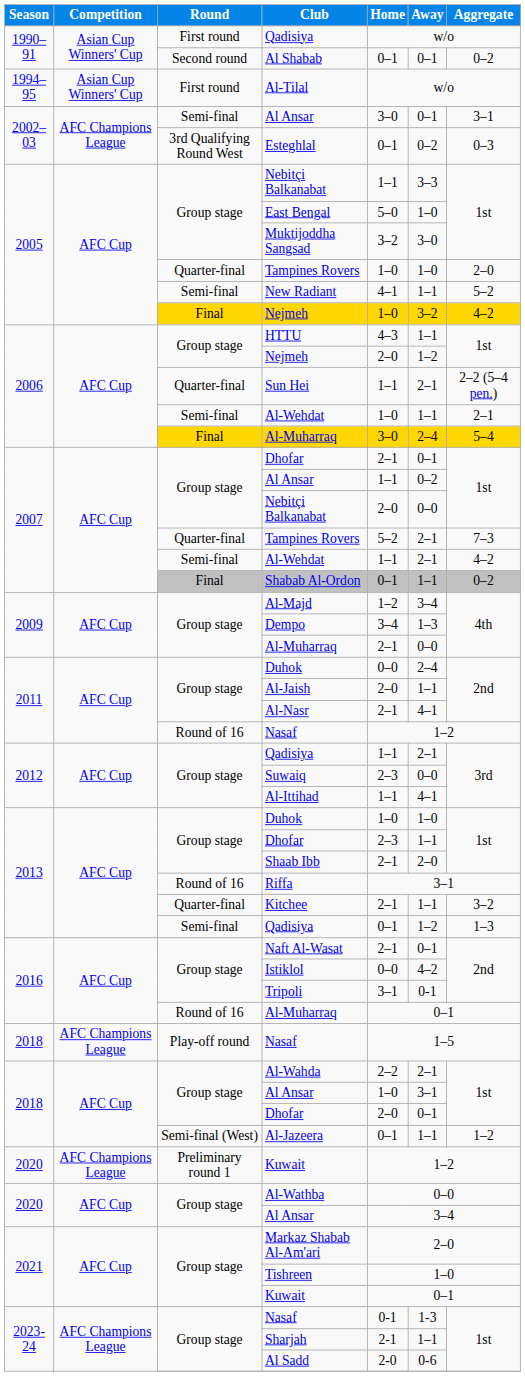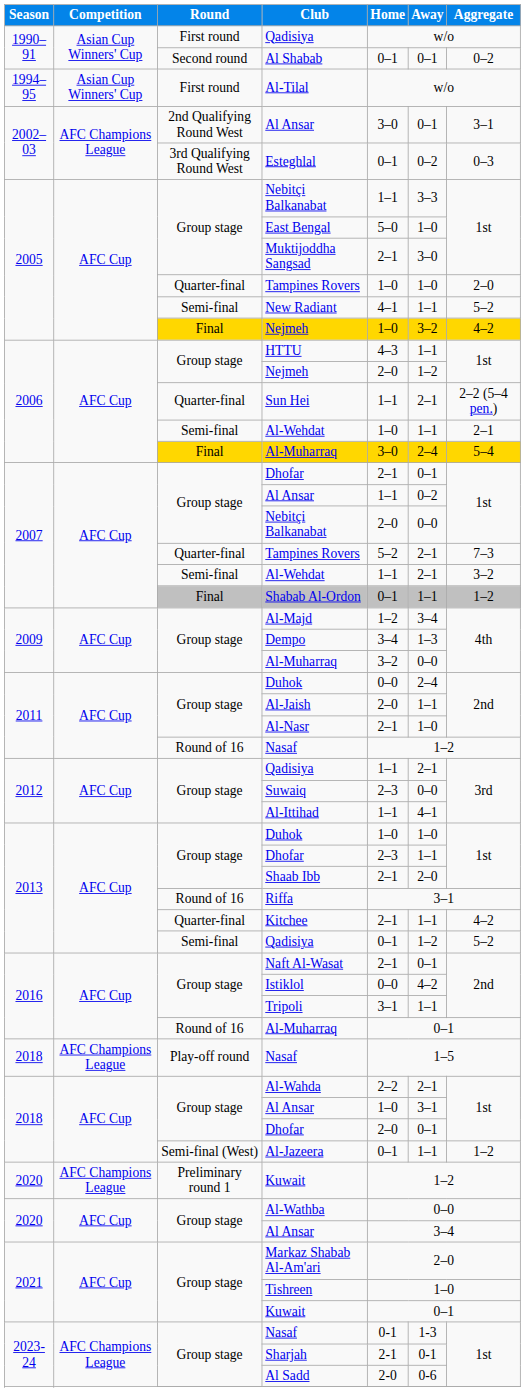(210, 116) Semi-final -> (210, 124) 2nd Qualifying Round West
(388, 241) 3–2 -> (388, 256) 2–1
(483, 560) 4–2 -> (484, 575) 3–2
(483, 581) 0–2 -> (484, 596) 1–2
(388, 646) 2–1 -> (388, 661) 3–2
(427, 711) 4–1 -> (427, 726) 1–0
(483, 905) 3–2 -> (484, 920) 4–2
(483, 926) 1–3 -> (484, 941) 5–2
(427, 991) 0-1 -> (427, 1006) 1–1
(427, 1339) 1–1 -> (427, 1354) 0-1
